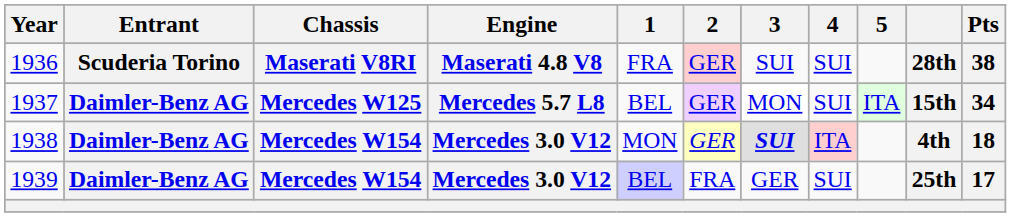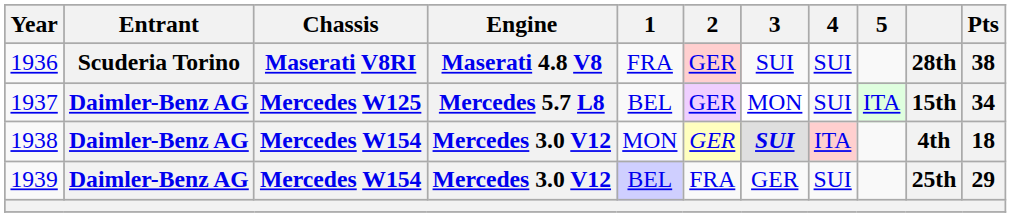(983, 179) 17 -> (983, 179) 29
